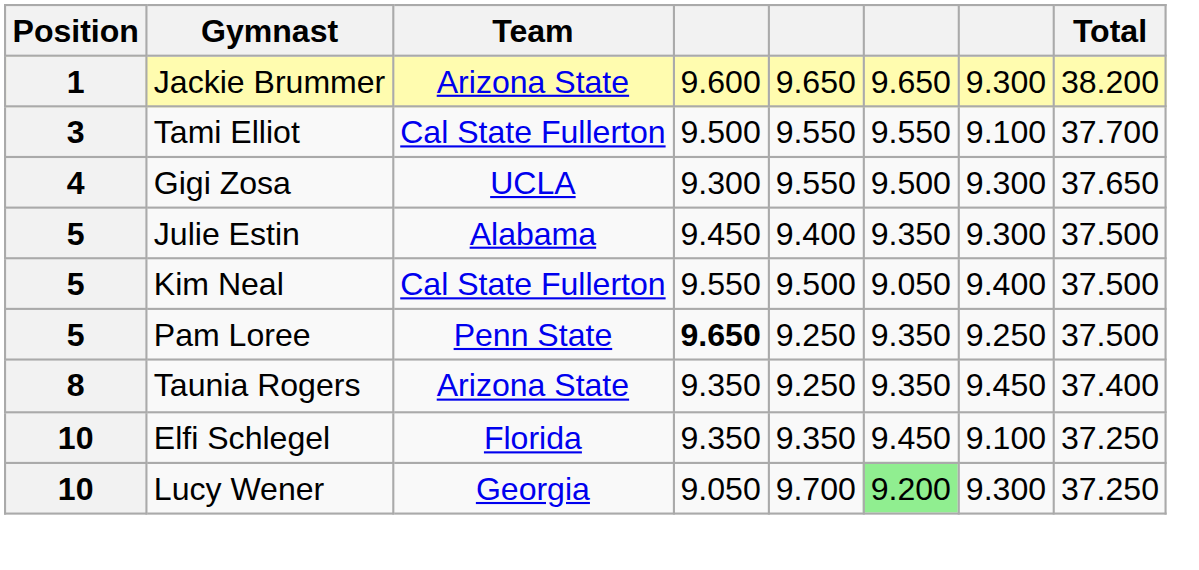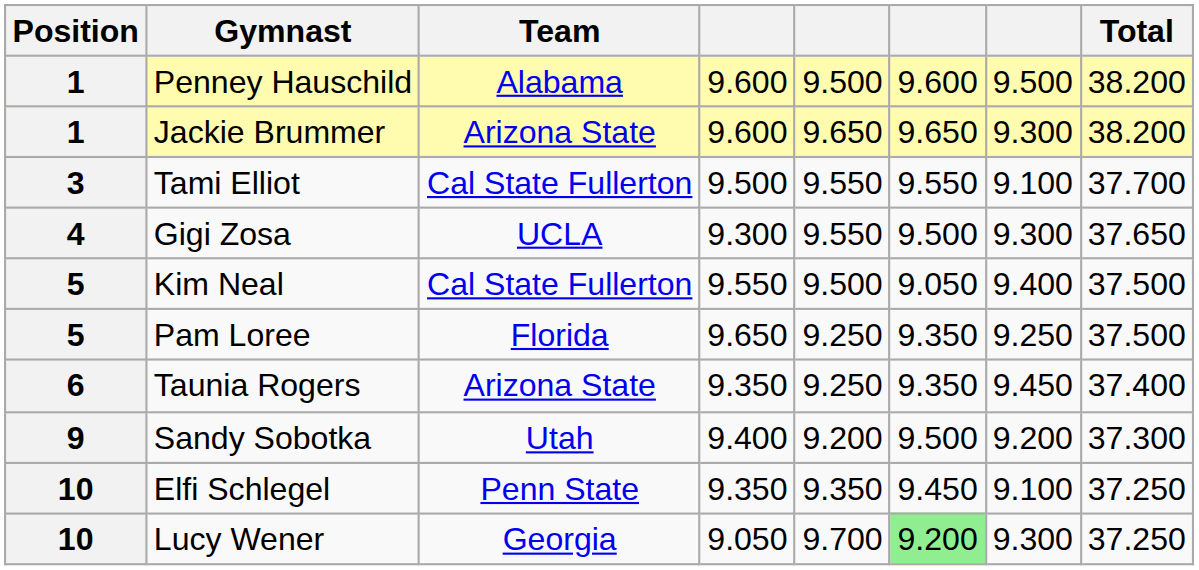+ row: (283, 81)
- row: (227, 234)
(533, 335) Penn State -> (560, 335) Florida
(721, 335) bold -> (747, 335) normal
(76, 386) 8 -> (76, 386) 6
+ row: (262, 437)
(533, 437) Florida -> (560, 488) Penn State
